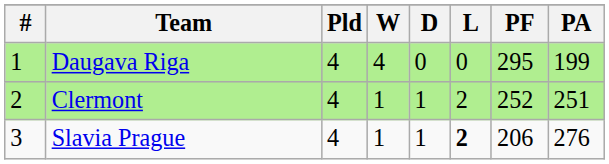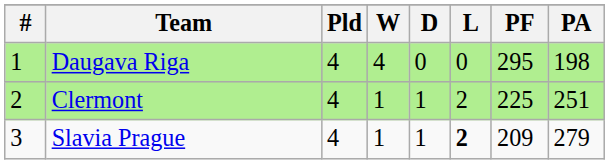(572, 61) 199 -> (572, 61) 198
(515, 100) 252 -> (515, 100) 225
(515, 138) 206 -> (515, 138) 209
(572, 138) 276 -> (572, 138) 279
